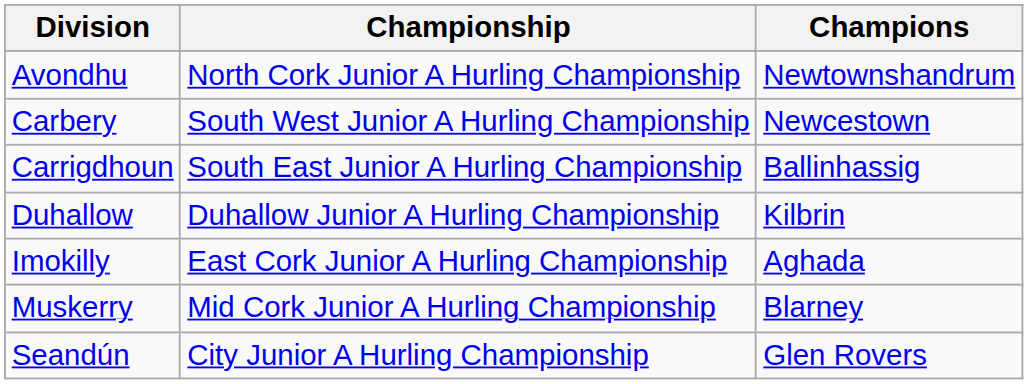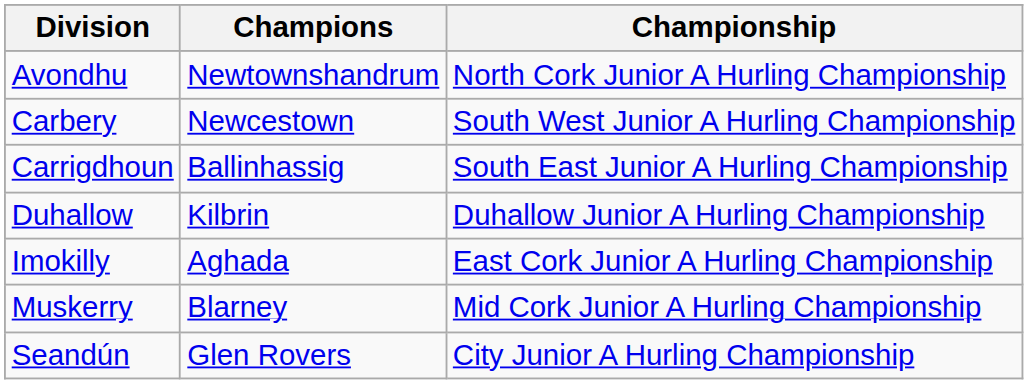columns swapped: (468, 27) <-> (889, 27)
